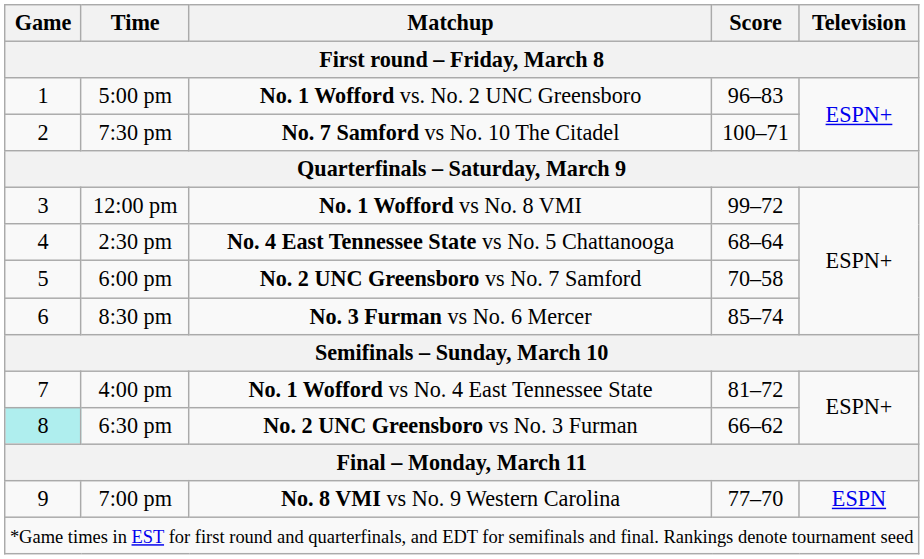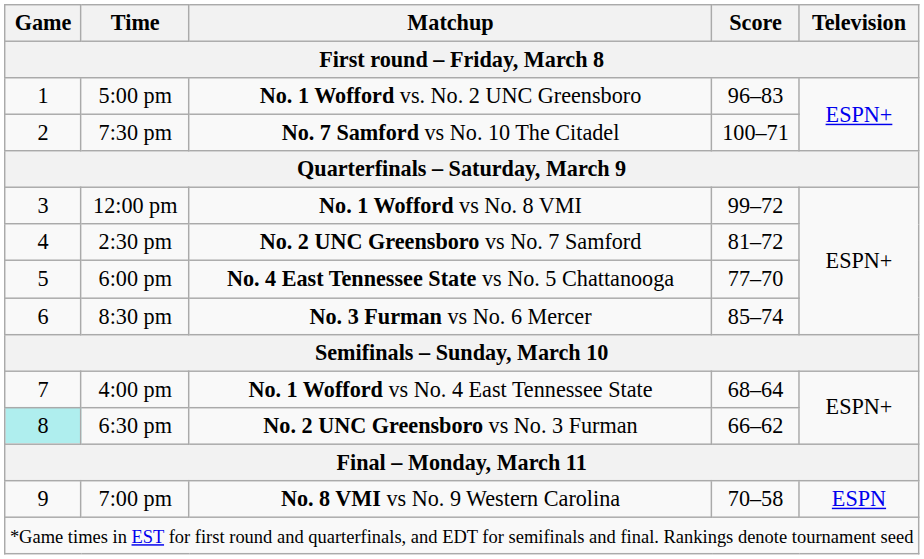(450, 242) No. 4 East Tennessee State vs No. 5 Chattanooga -> (450, 242) No. 2 UNC Greensboro vs No. 7 Samford
(756, 242) 68–64 -> (756, 242) 81–72
(450, 279) No. 2 UNC Greensboro vs No. 7 Samford -> (450, 279) No. 4 East Tennessee State vs No. 5 Chattanooga
(756, 279) 70–58 -> (756, 279) 77–70
(756, 388) 81–72 -> (756, 388) 68–64
(756, 498) 77–70 -> (756, 498) 70–58
